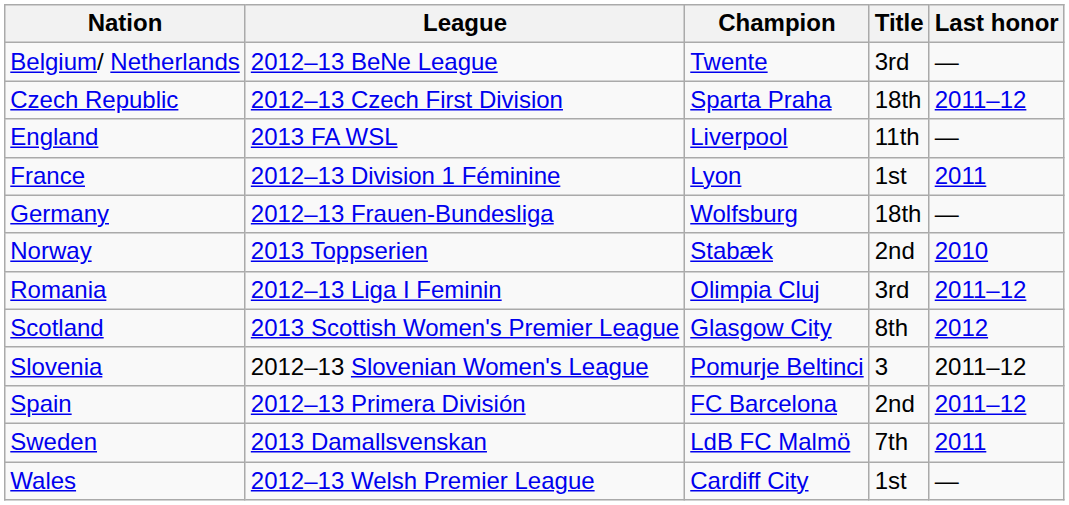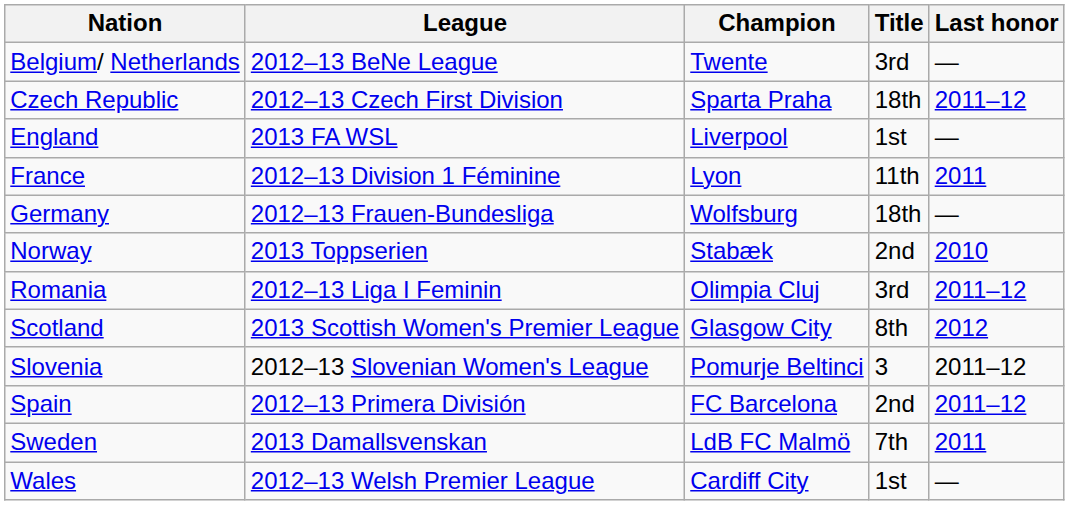(897, 137) 11th -> (891, 137) 1st
(891, 175) 1st -> (897, 175) 11th
